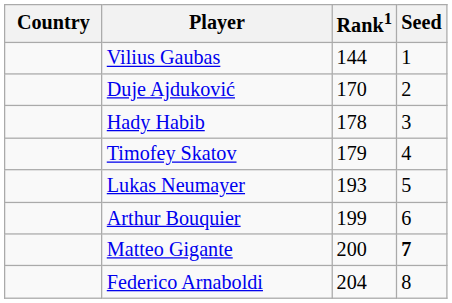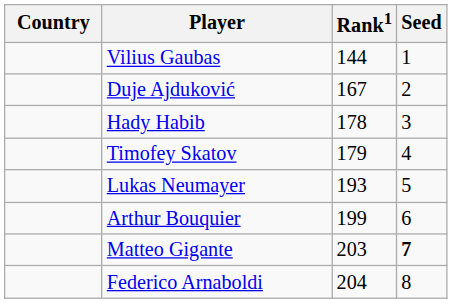(352, 89) 170 -> (352, 89) 167
(352, 249) 200 -> (352, 249) 203
